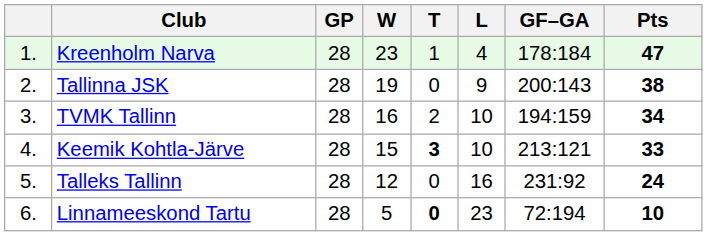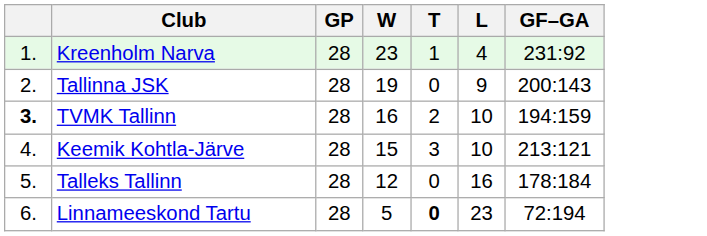- column: (653, 20)
(554, 52) 178:184 -> (554, 52) 231:92
(28, 117) normal -> (28, 117) bold
(434, 149) bold -> (434, 149) normal
(554, 181) 231:92 -> (554, 181) 178:184
